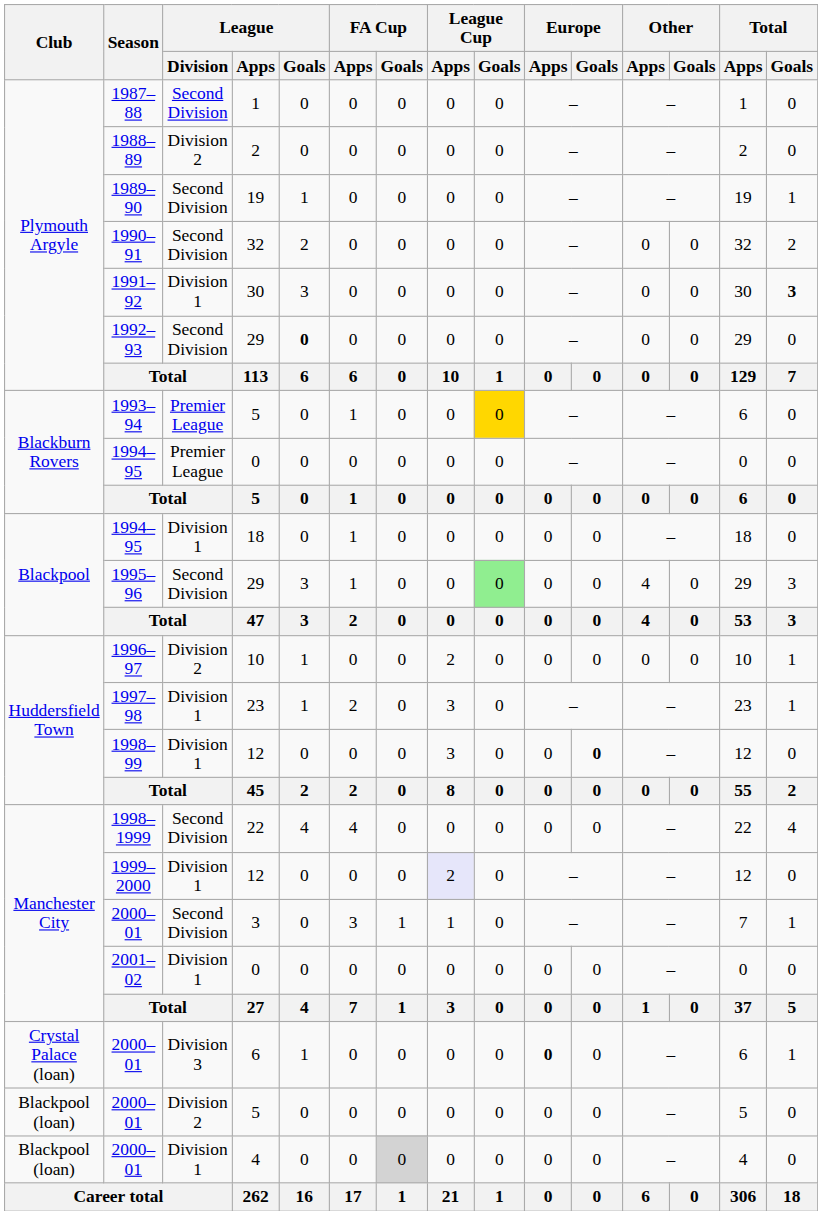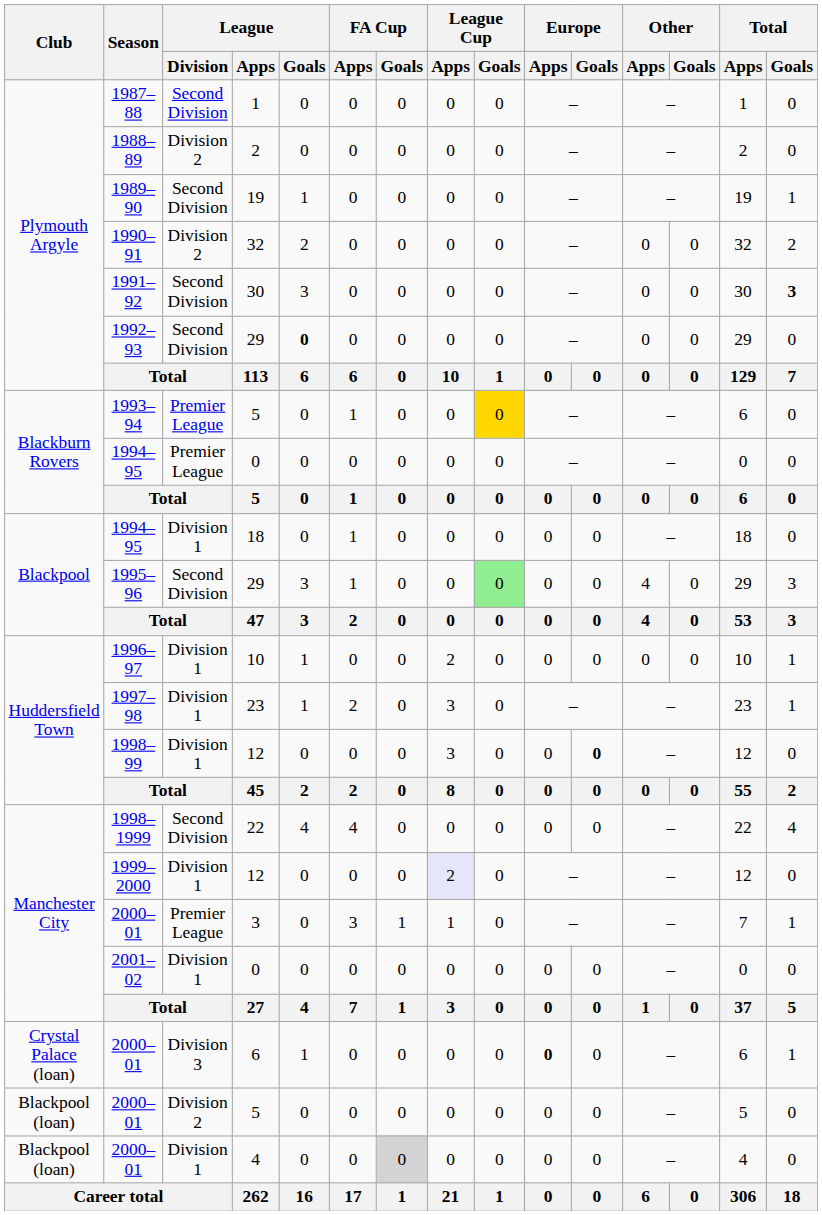(198, 244) Second Division -> (198, 244) Division 2
(198, 292) Division 1 -> (198, 292) Second Division
(198, 658) Division 2 -> (198, 658) Division 1
(198, 922) Second Division -> (198, 922) Premier League
